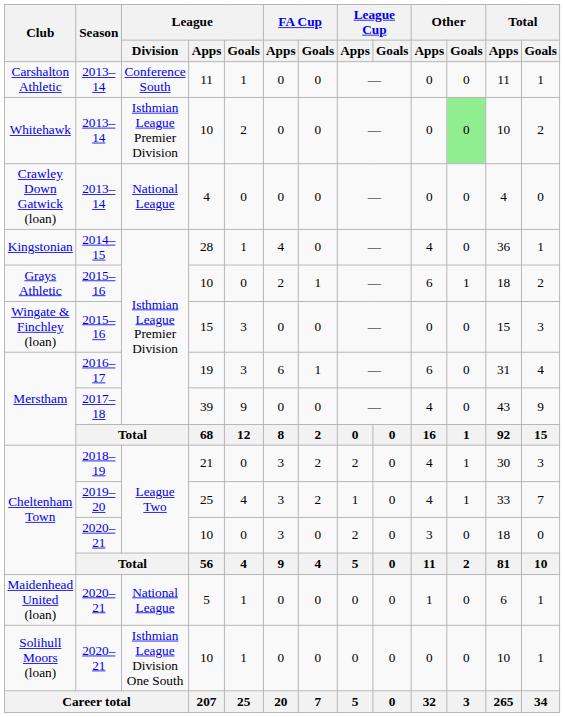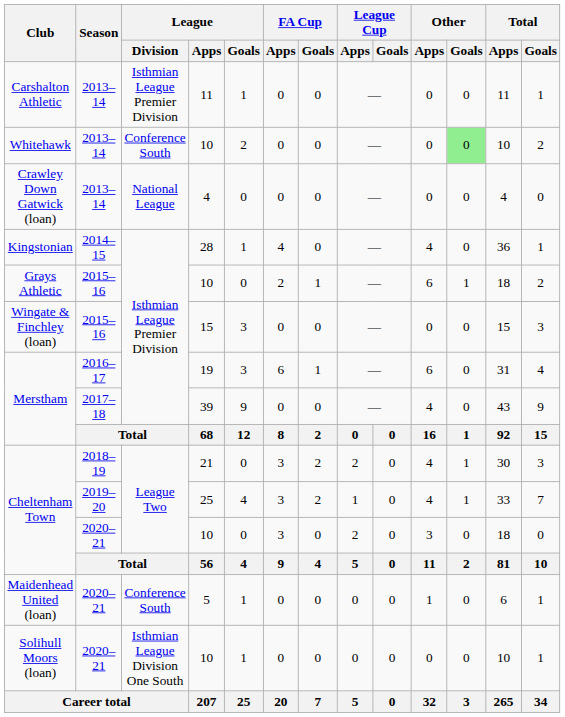(155, 79) Conference South -> (155, 94) Isthmian League Premier Division
(155, 130) Isthmian League Premier Division -> (155, 145) Conference South
(155, 599) National League -> (155, 599) Conference South
